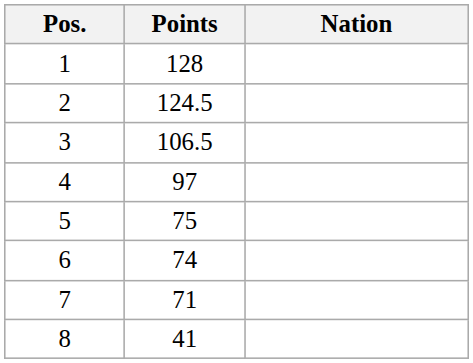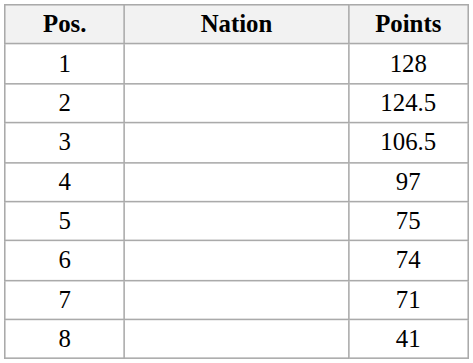columns swapped: (356, 24) <-> (185, 24)
